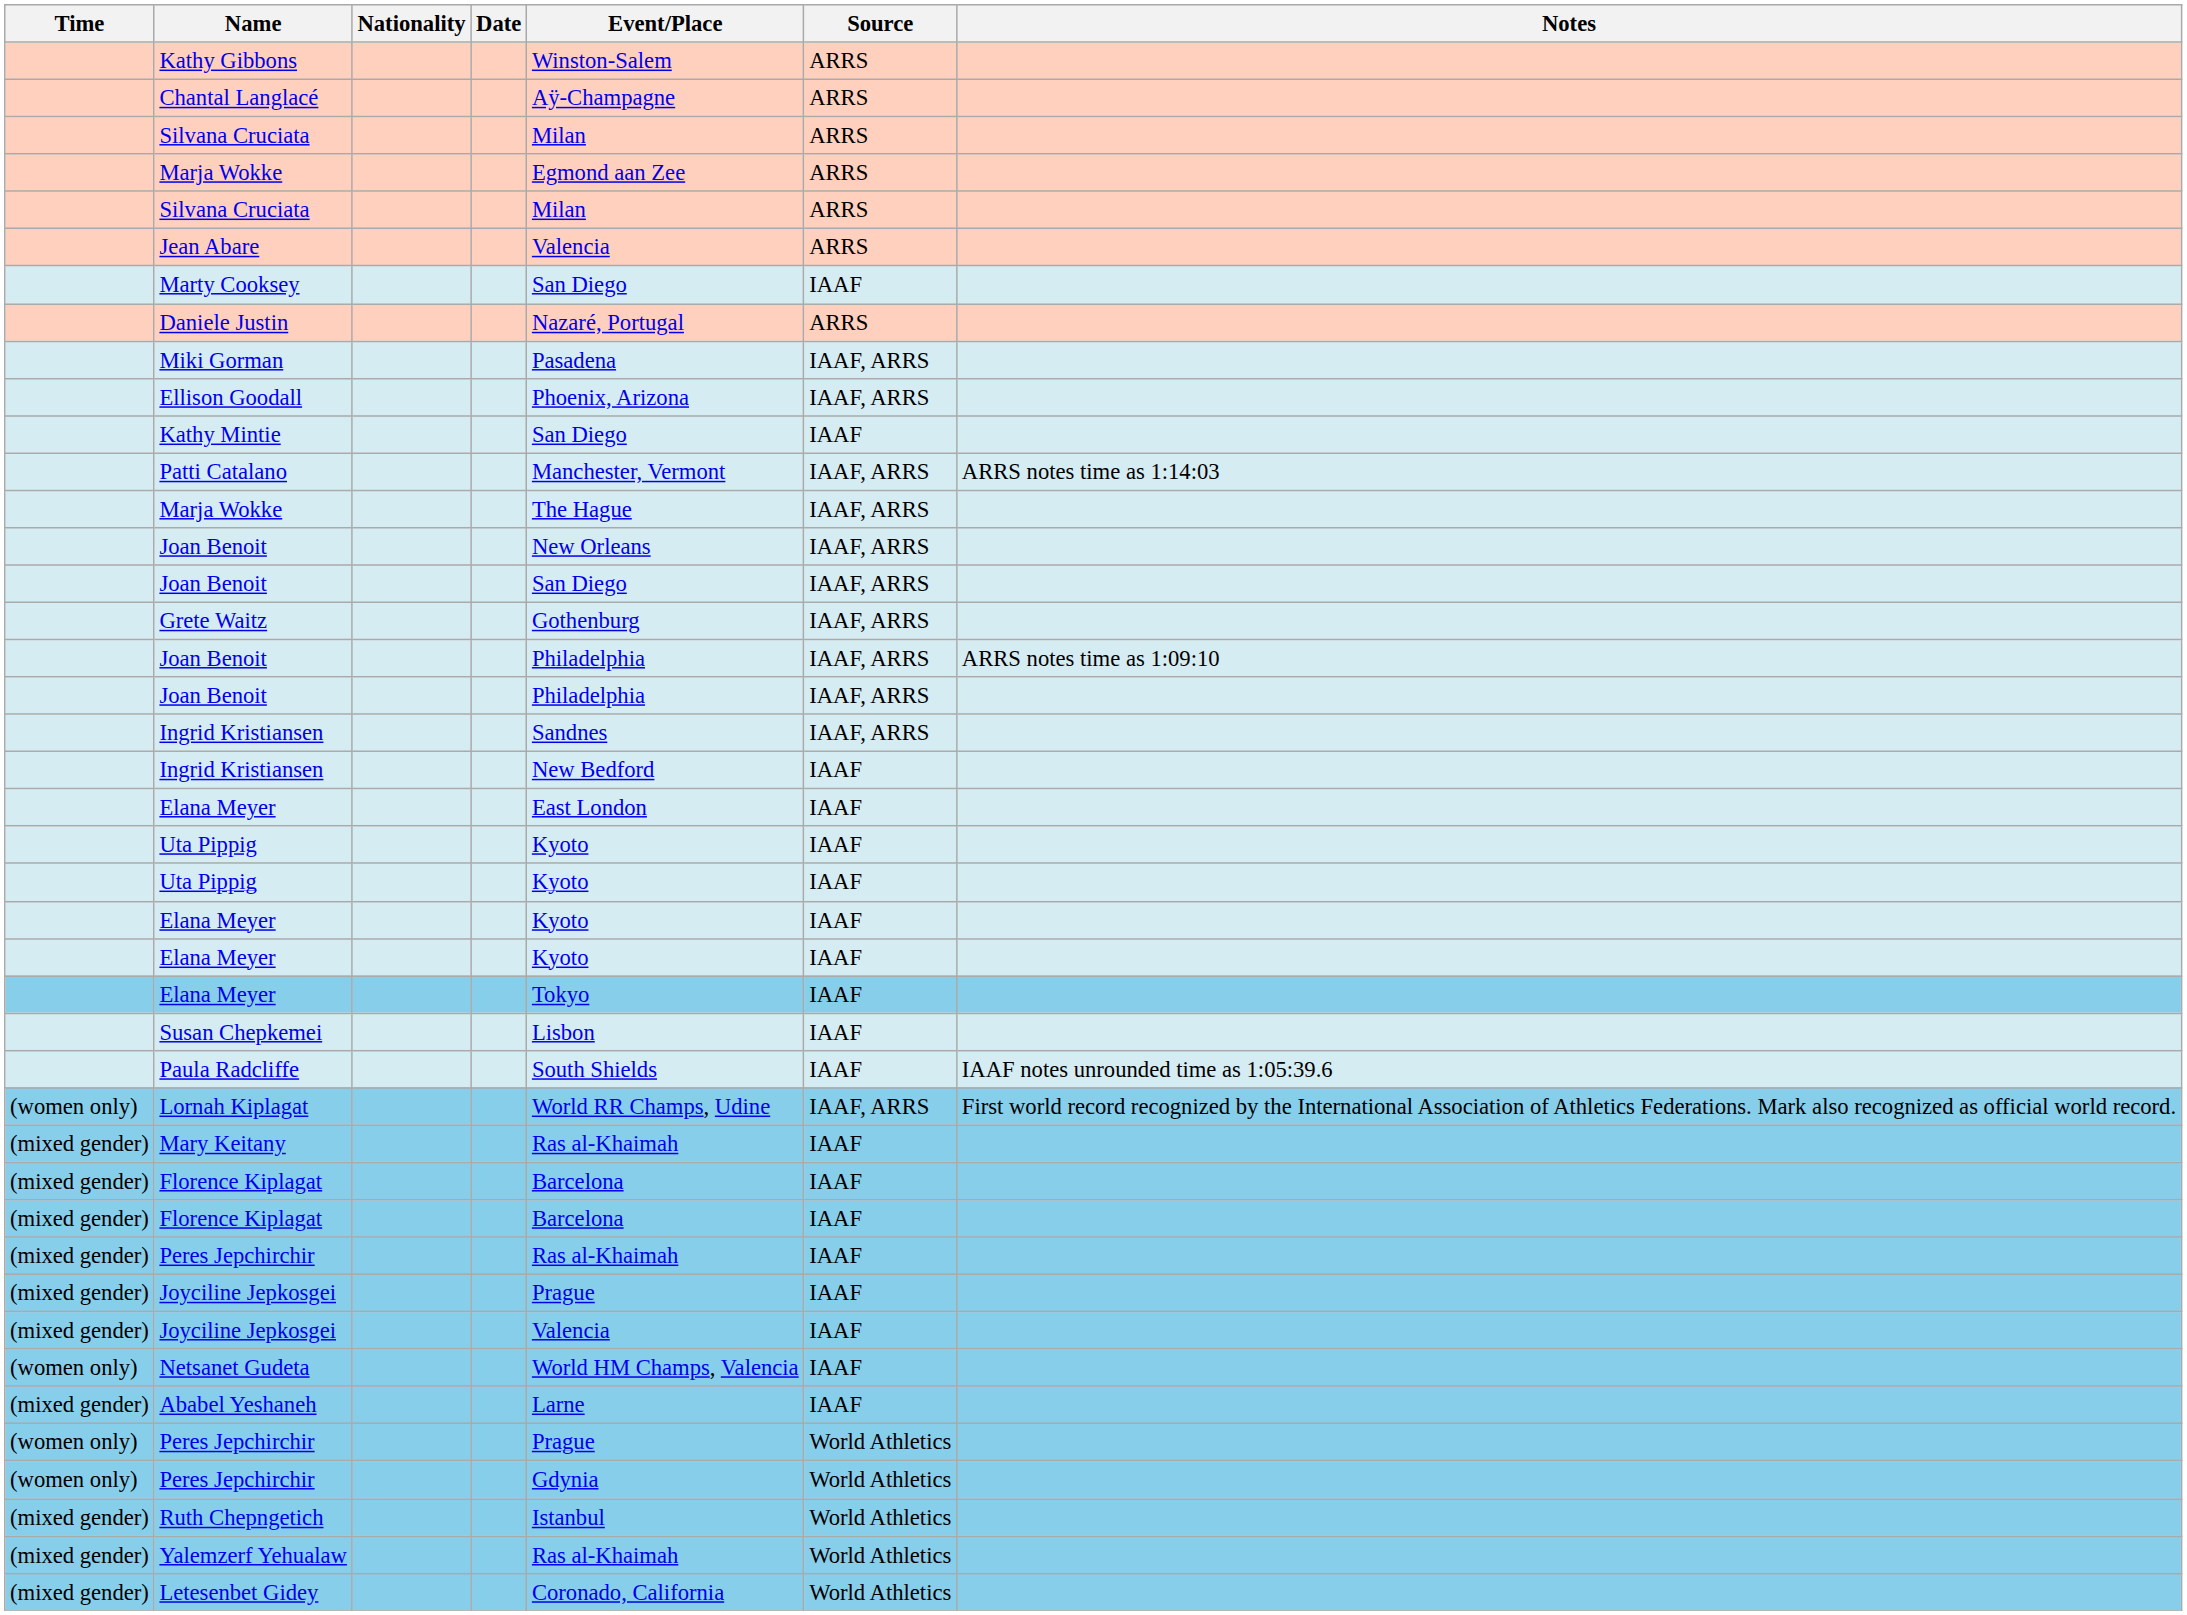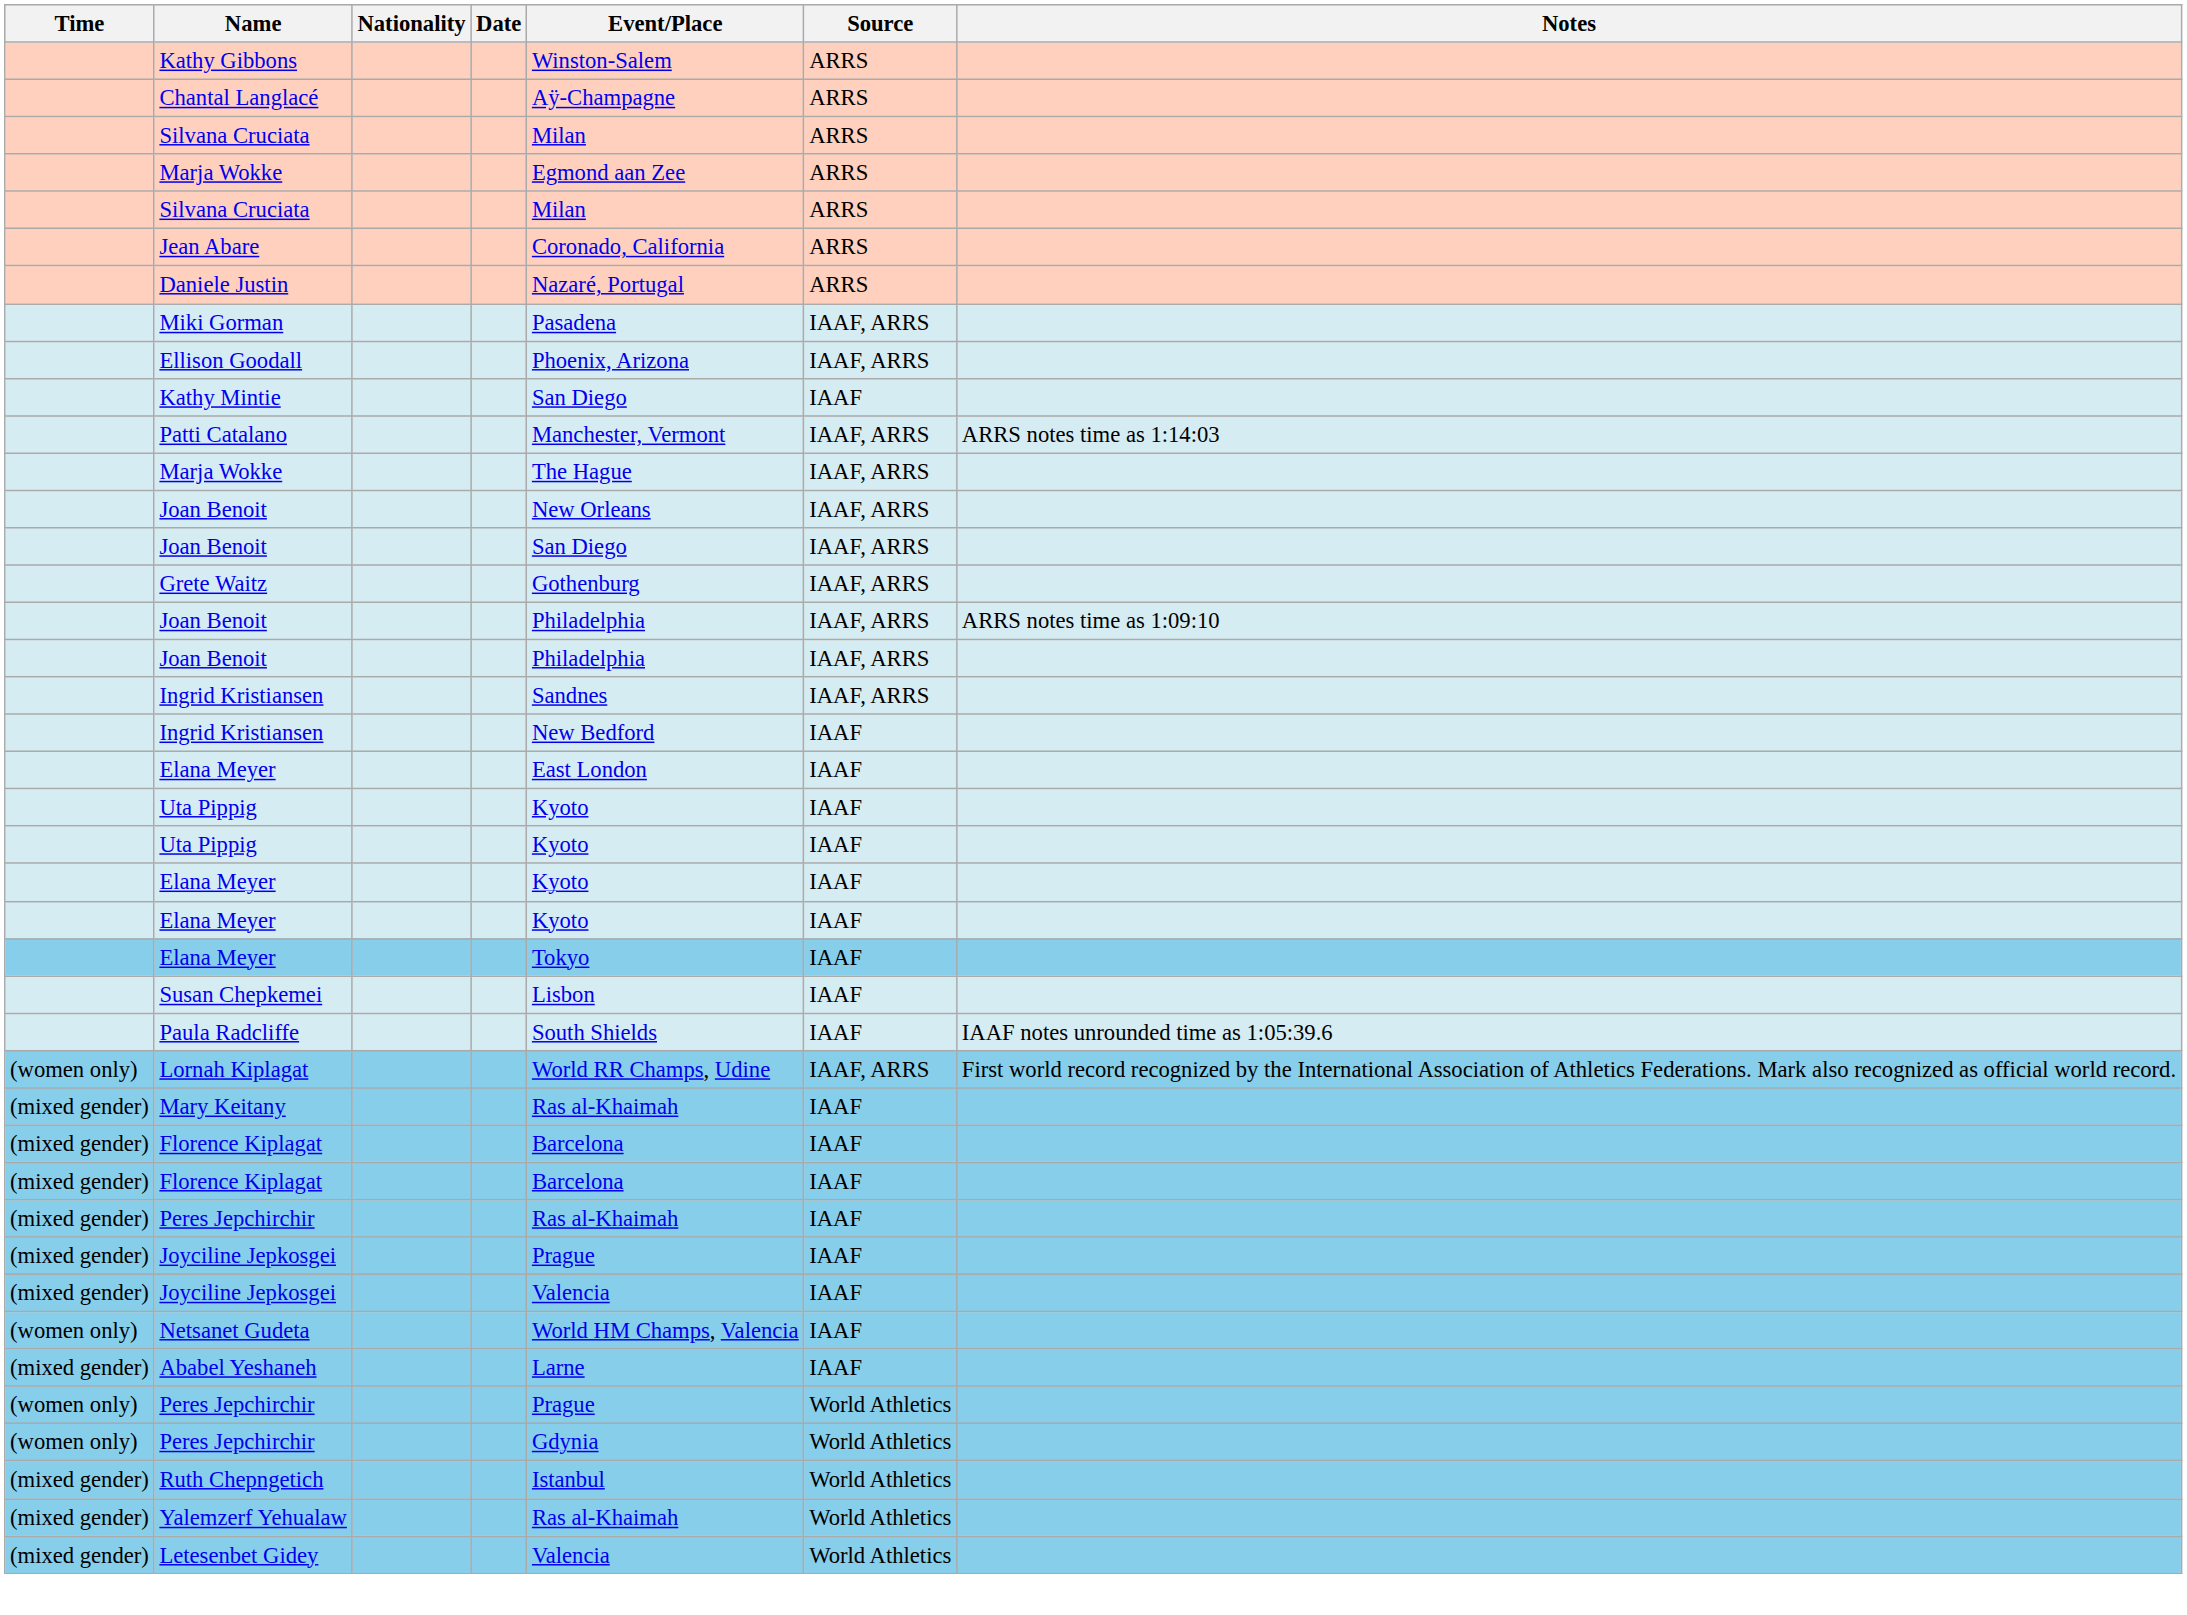(571, 247) Valencia -> (628, 247) Coronado, California
- row: (79, 285)
(628, 1591) Coronado, California -> (571, 1554) Valencia
